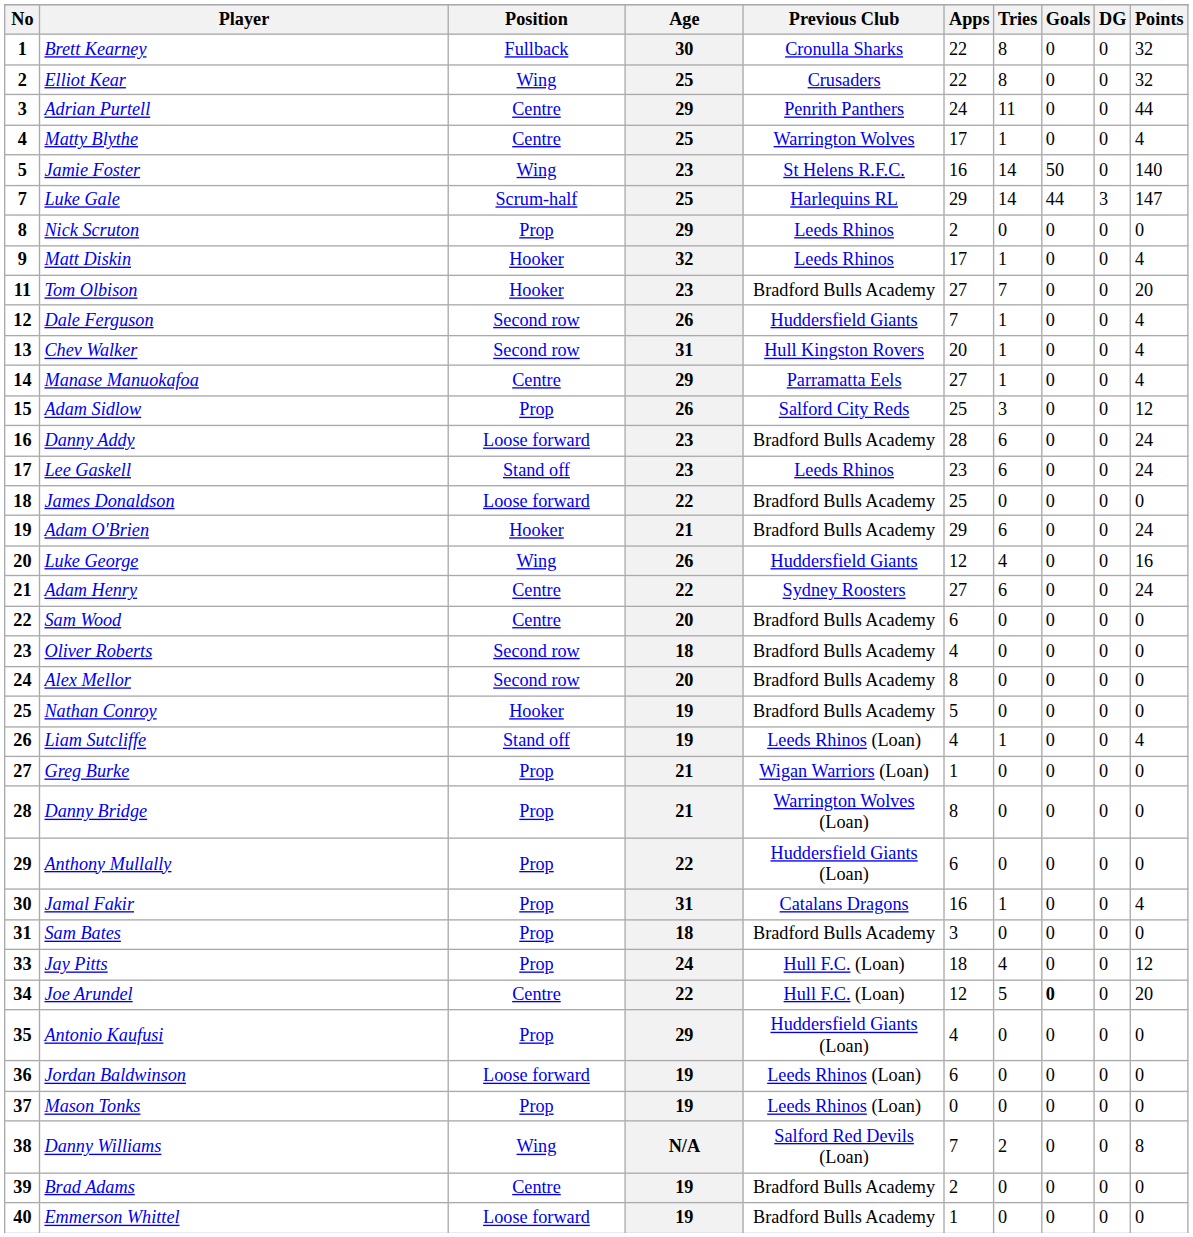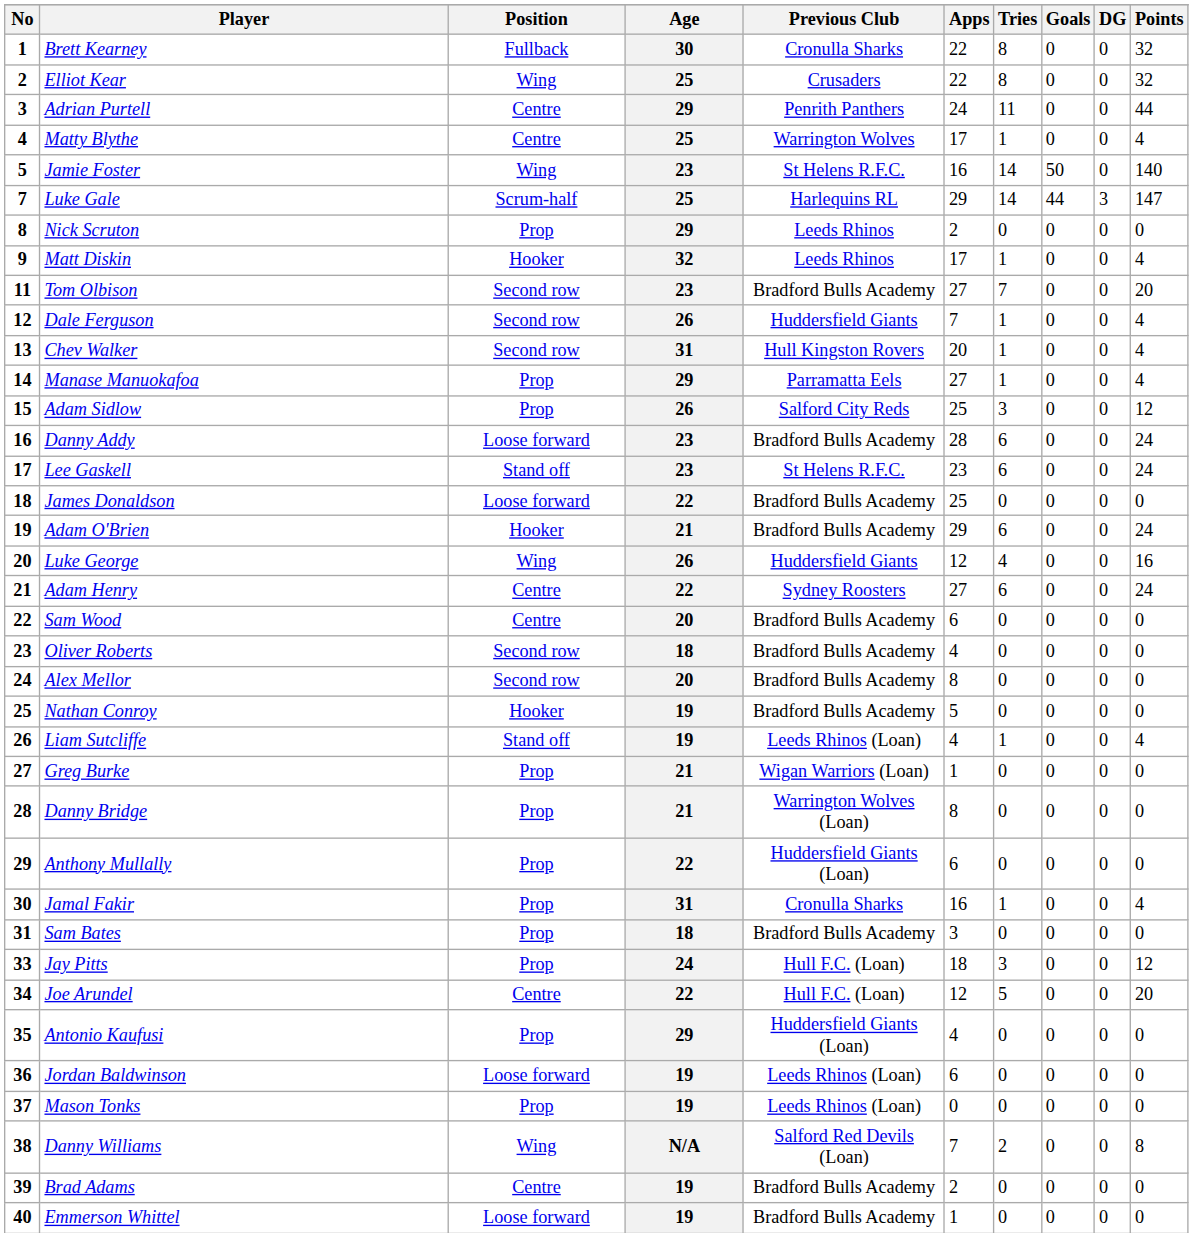(536, 289) Hooker -> (536, 289) Second row
(536, 379) Centre -> (536, 379) Prop
(844, 470) Leeds Rhinos -> (844, 470) St Helens R.F.C.
(844, 903) Catalans Dragons -> (844, 903) Cronulla Sharks
(1003, 963) 4 -> (1003, 963) 3
(1050, 994) bold -> (1050, 994) normal
